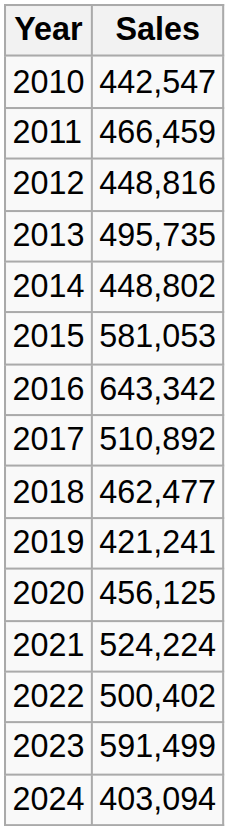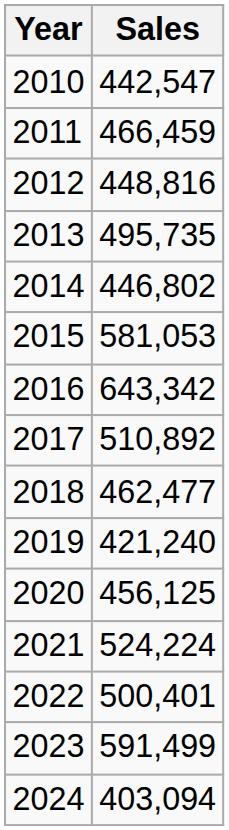(158, 286) 448,802 -> (158, 286) 446,802
(158, 542) 421,241 -> (158, 542) 421,240
(158, 696) 500,402 -> (158, 696) 500,401
